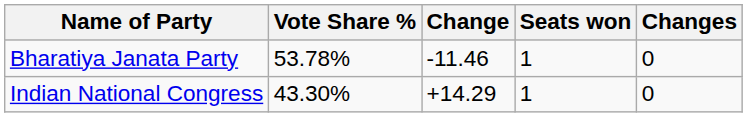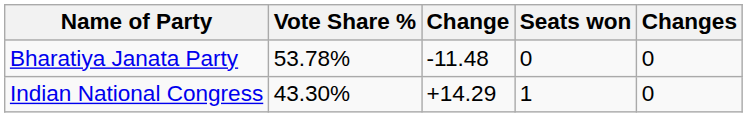(458, 58) -11.46 -> (458, 58) -11.48
(526, 58) 1 -> (526, 58) 0
